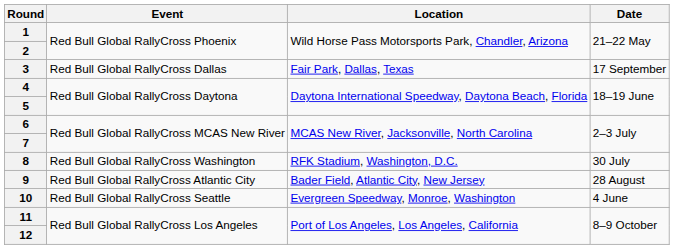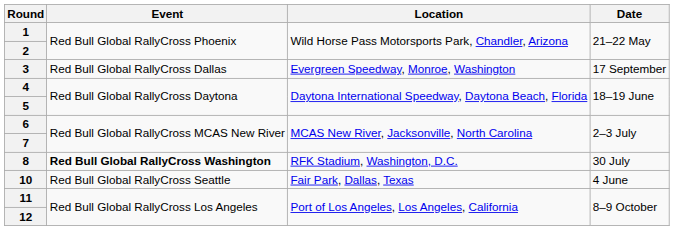(352, 69) Fair Park, Dallas, Texas -> (403, 69) Evergreen Speedway, Monroe, Washington
(153, 161) normal -> (160, 161) bold
- row: (26, 179)
(403, 198) Evergreen Speedway, Monroe, Washington -> (352, 179) Fair Park, Dallas, Texas
